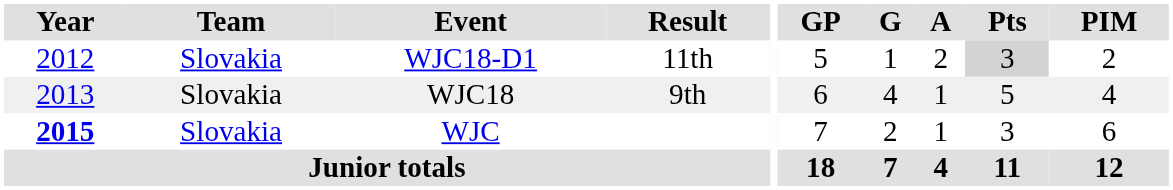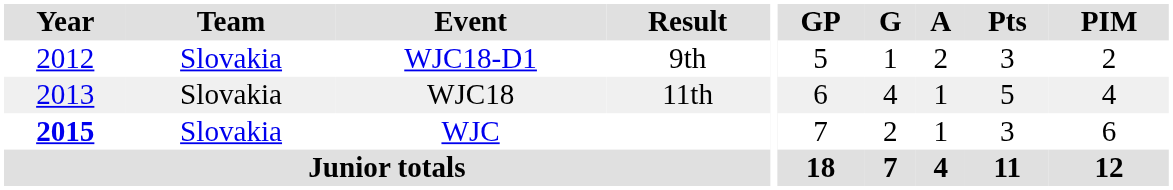(688, 58) 11th -> (688, 58) 9th
(1007, 58) lightgrey background -> (1007, 58) no background
(688, 94) 9th -> (688, 94) 11th
